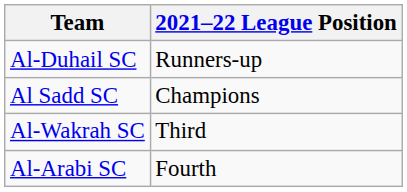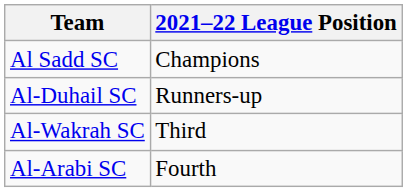rows swapped: (64, 95) <-> (73, 58)
